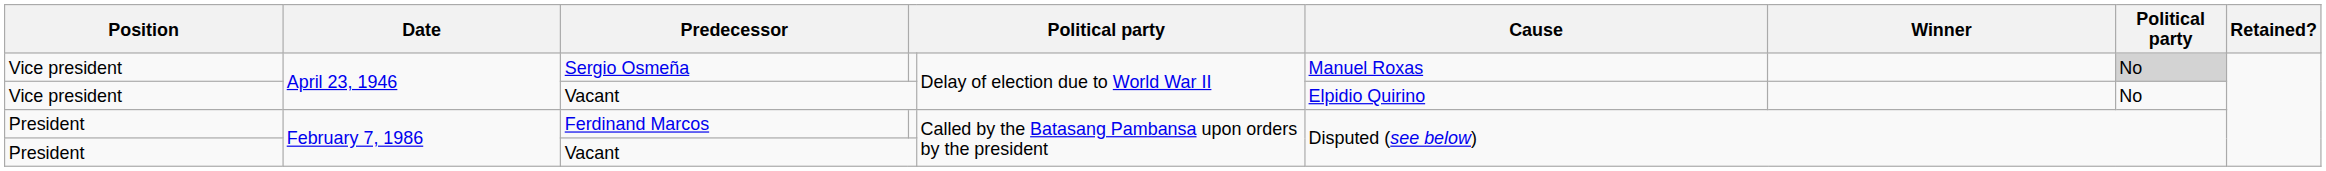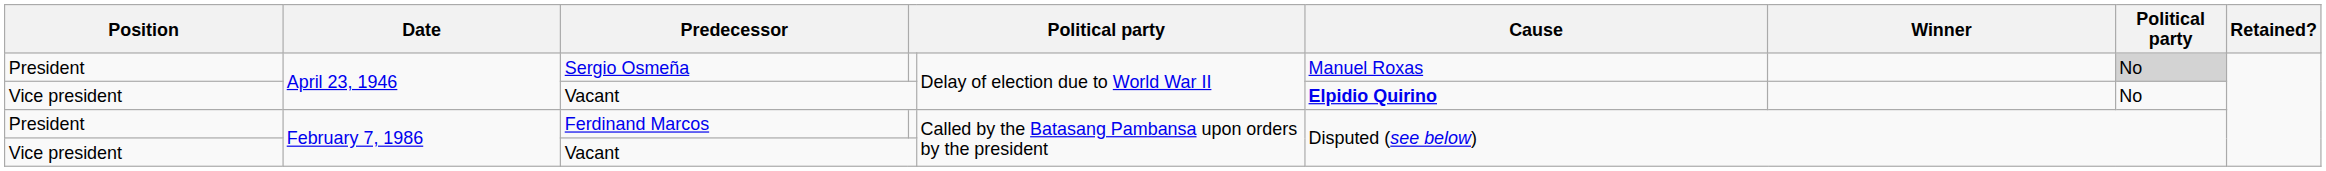(65, 67) Vice president -> (47, 67) President
(1367, 96) normal -> (1373, 96) bold
(47, 153) President -> (65, 153) Vice president
